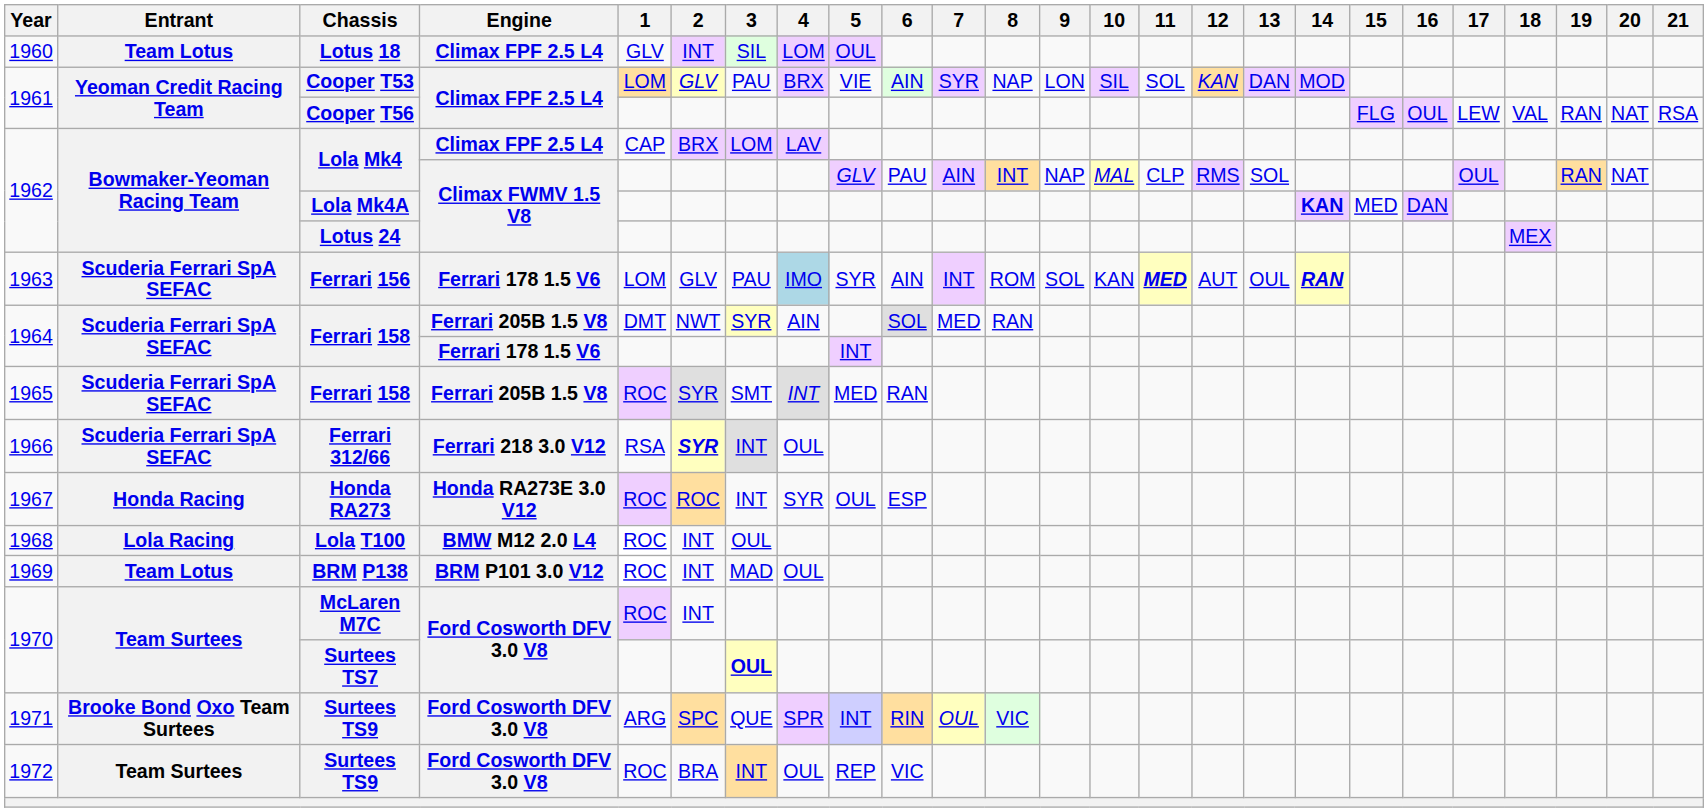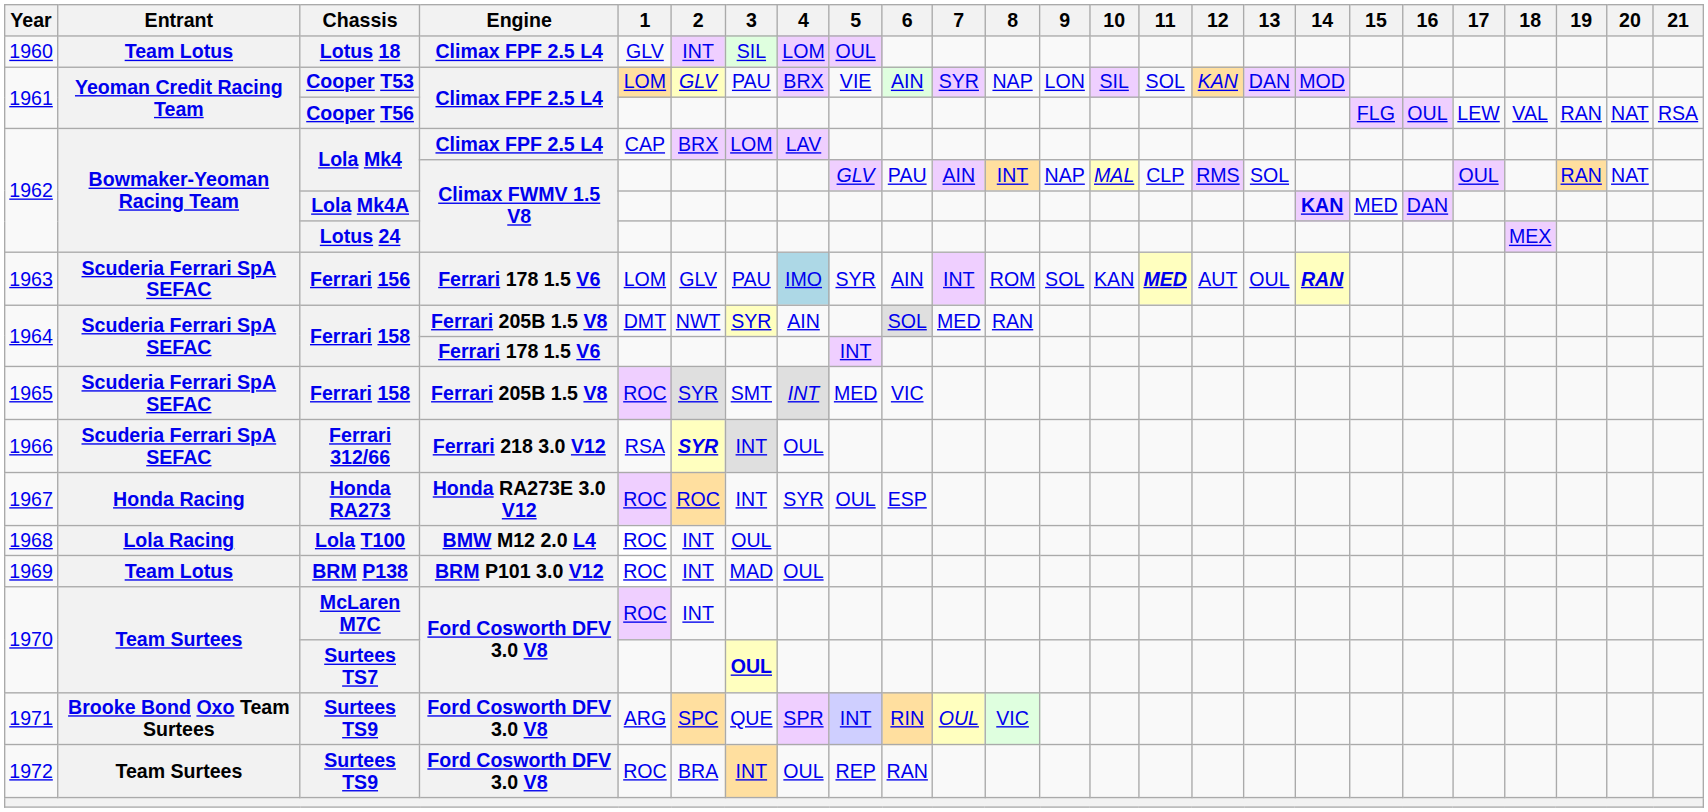(907, 394) RAN -> (907, 394) VIC
(907, 772) VIC -> (907, 772) RAN
